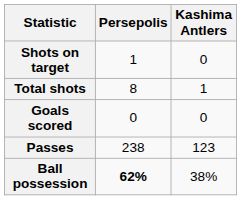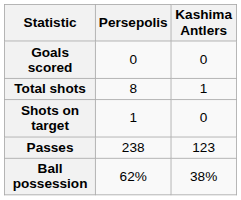rows swapped: (50, 118) <-> (50, 59)
(133, 176) bold -> (133, 176) normal
